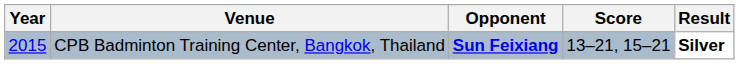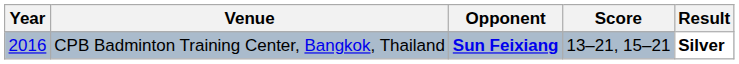(27, 45) 2015 -> (27, 45) 2016
